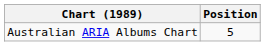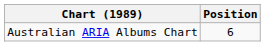(230, 32) 5 -> (230, 32) 6
